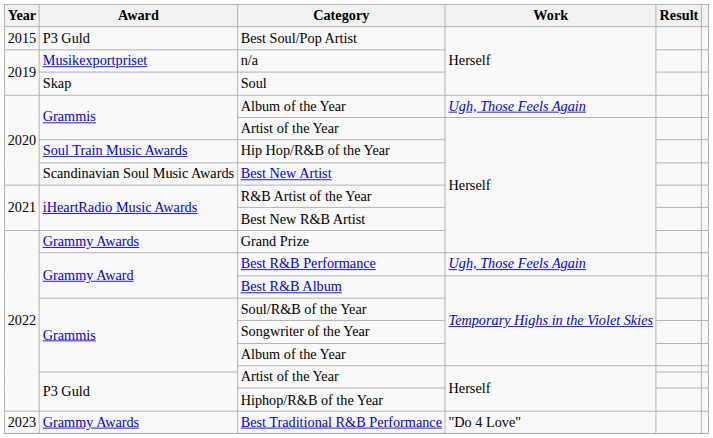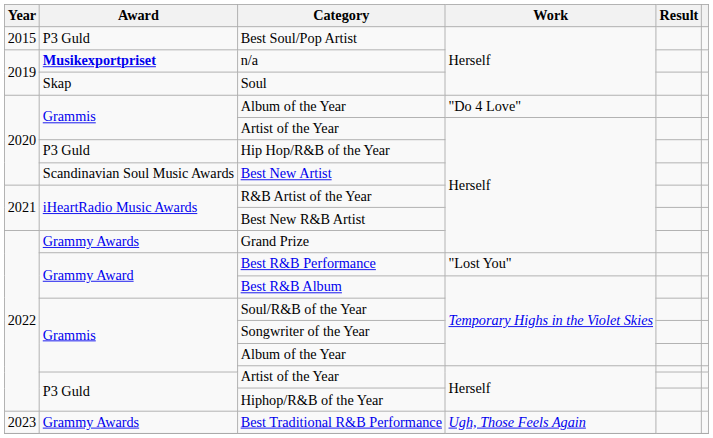(95, 60) normal -> (99, 60) bold
(517, 106) Ugh, Those Feels Again -> (485, 106) "Do 4 Love"
(115, 151) Soul Train Music Awards -> (66, 151) P3 Guld
(517, 264) Ugh, Those Feels Again -> (480, 264) "Lost You"
(485, 422) "Do 4 Love" -> (517, 422) Ugh, Those Feels Again
